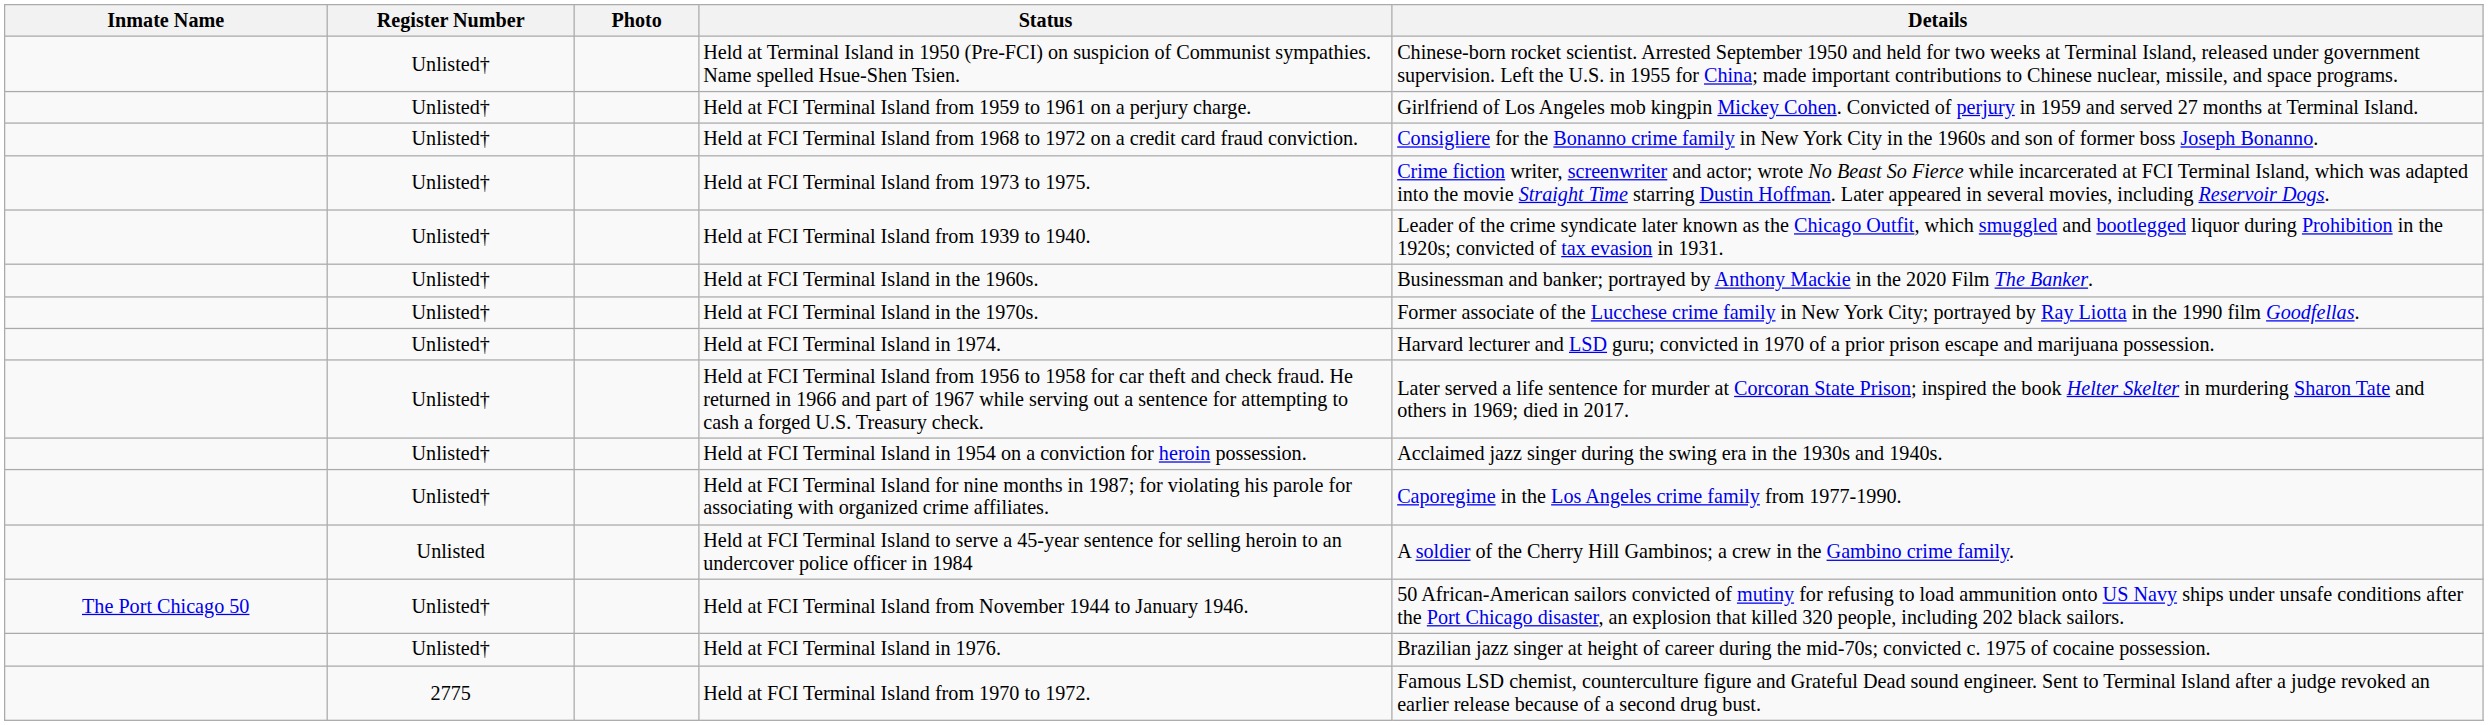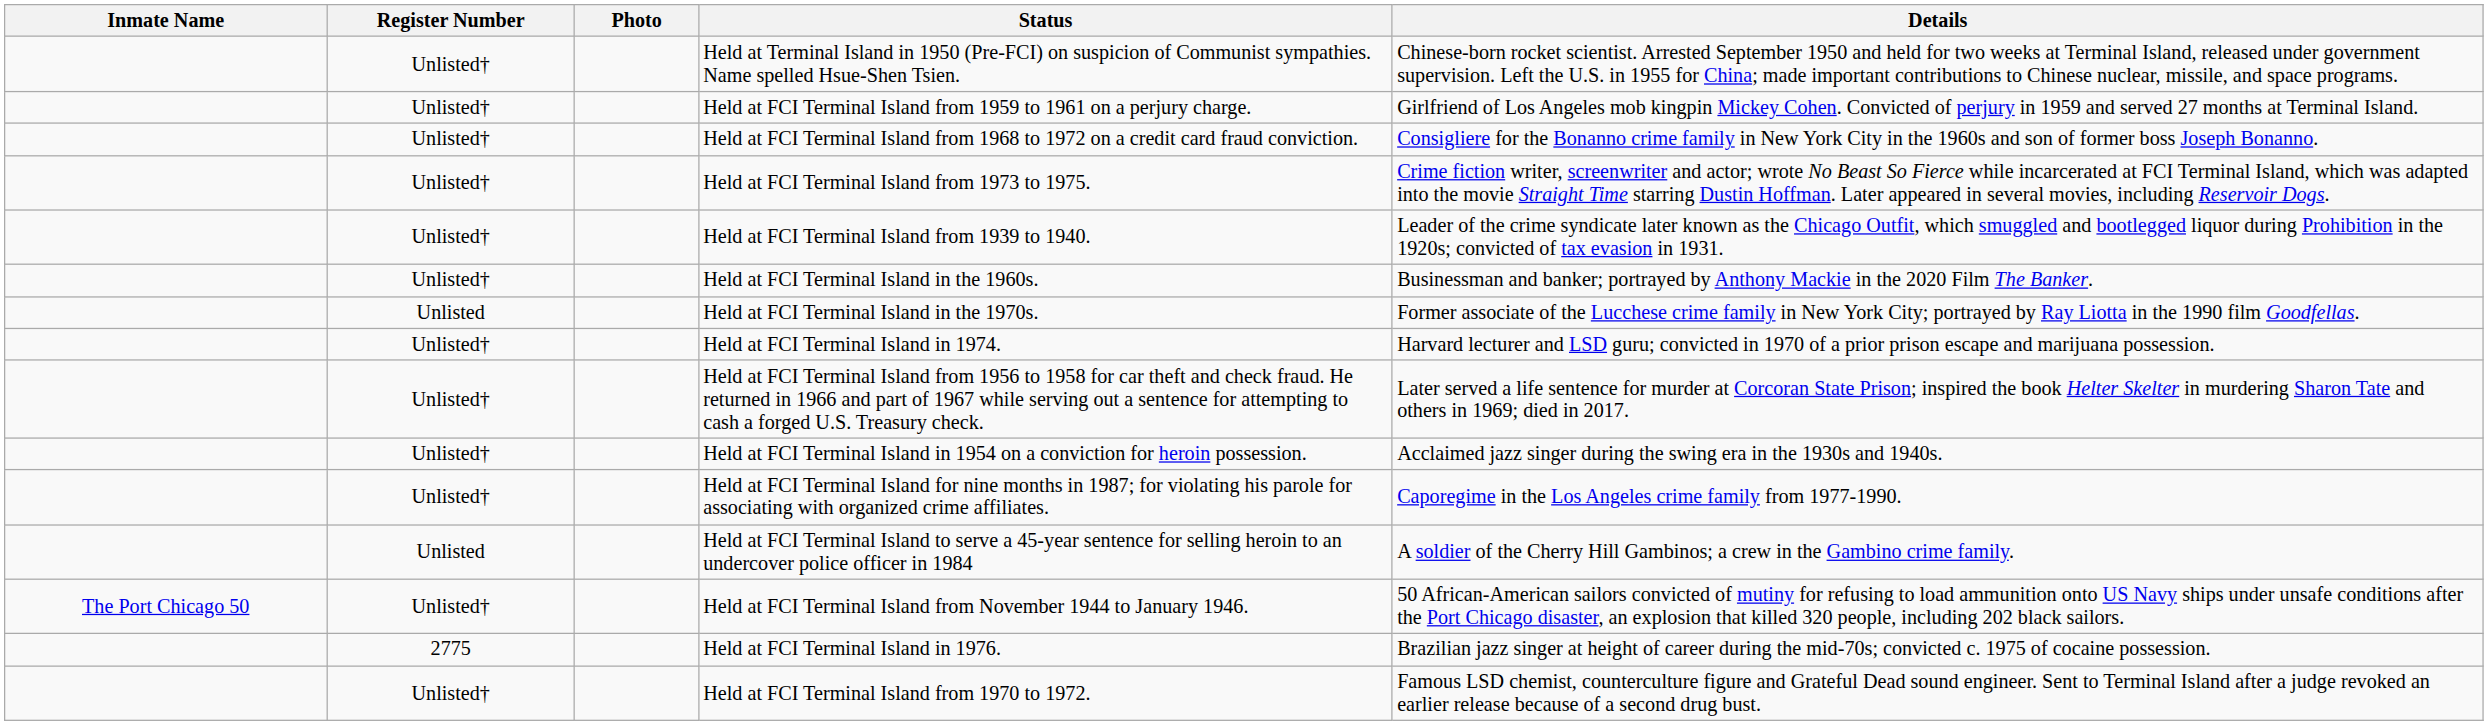(451, 312) Unlisted† -> (451, 312) Unlisted
(451, 649) Unlisted† -> (451, 649) 2775
(451, 692) 2775 -> (451, 692) Unlisted†
